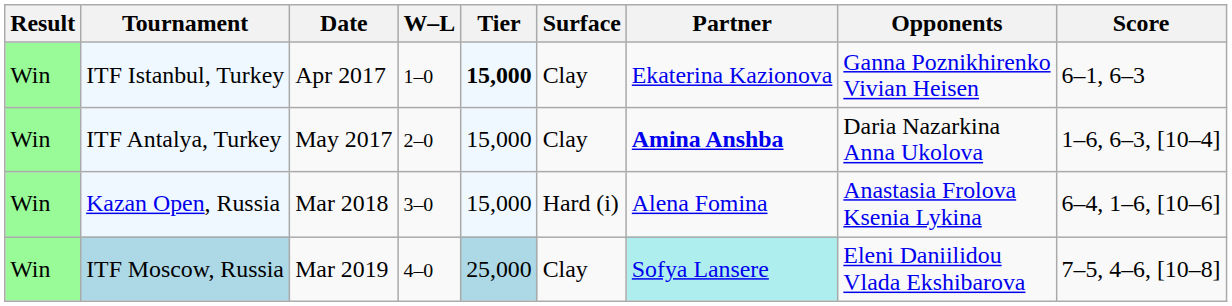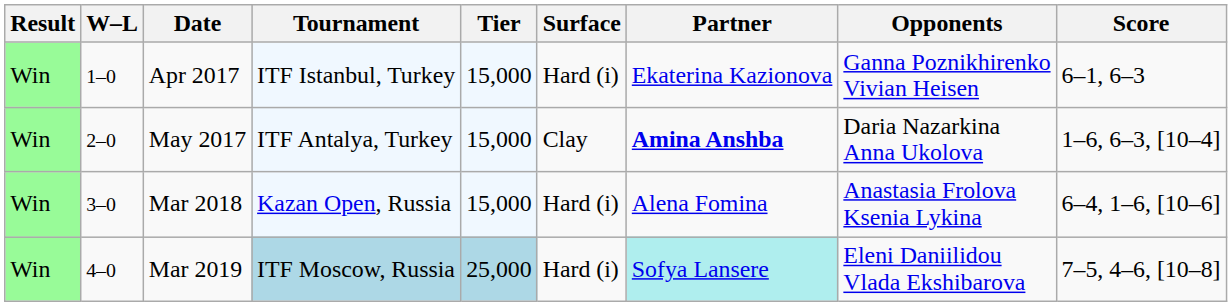columns swapped: (429, 23) <-> (185, 23)
(499, 74) bold -> (499, 74) normal
(565, 74) Clay -> (581, 74) Hard (i)
(565, 268) Clay -> (581, 268) Hard (i)
